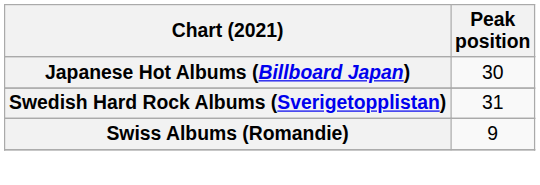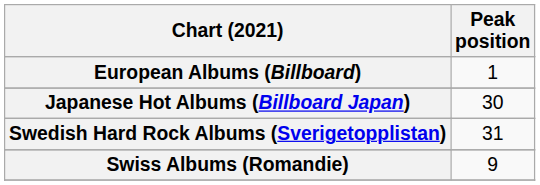+ row: (228, 72)
